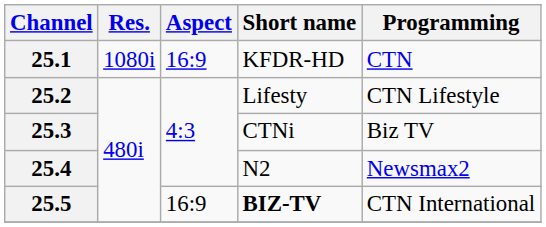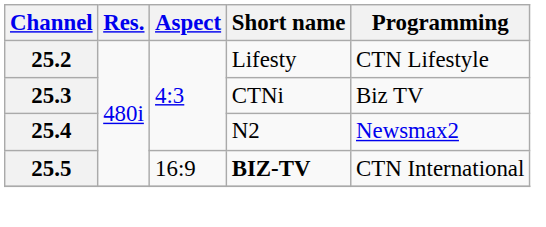- row: (51, 58)
